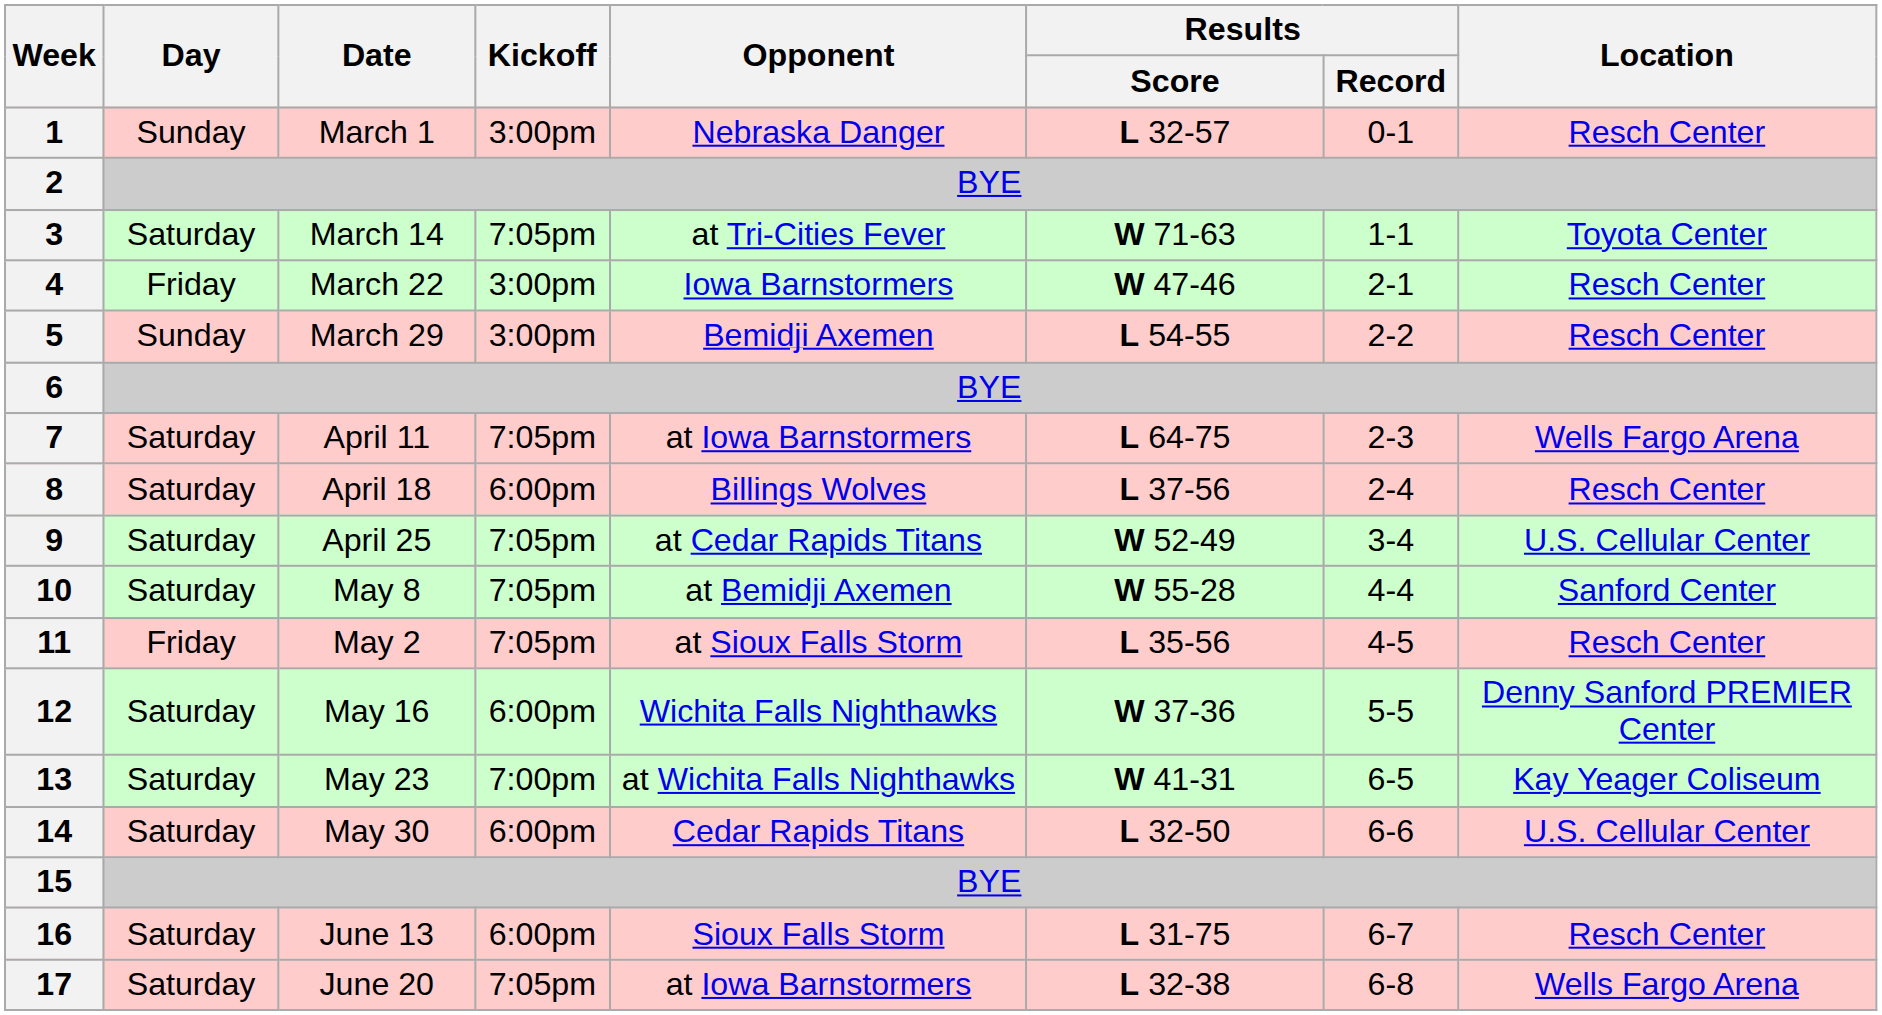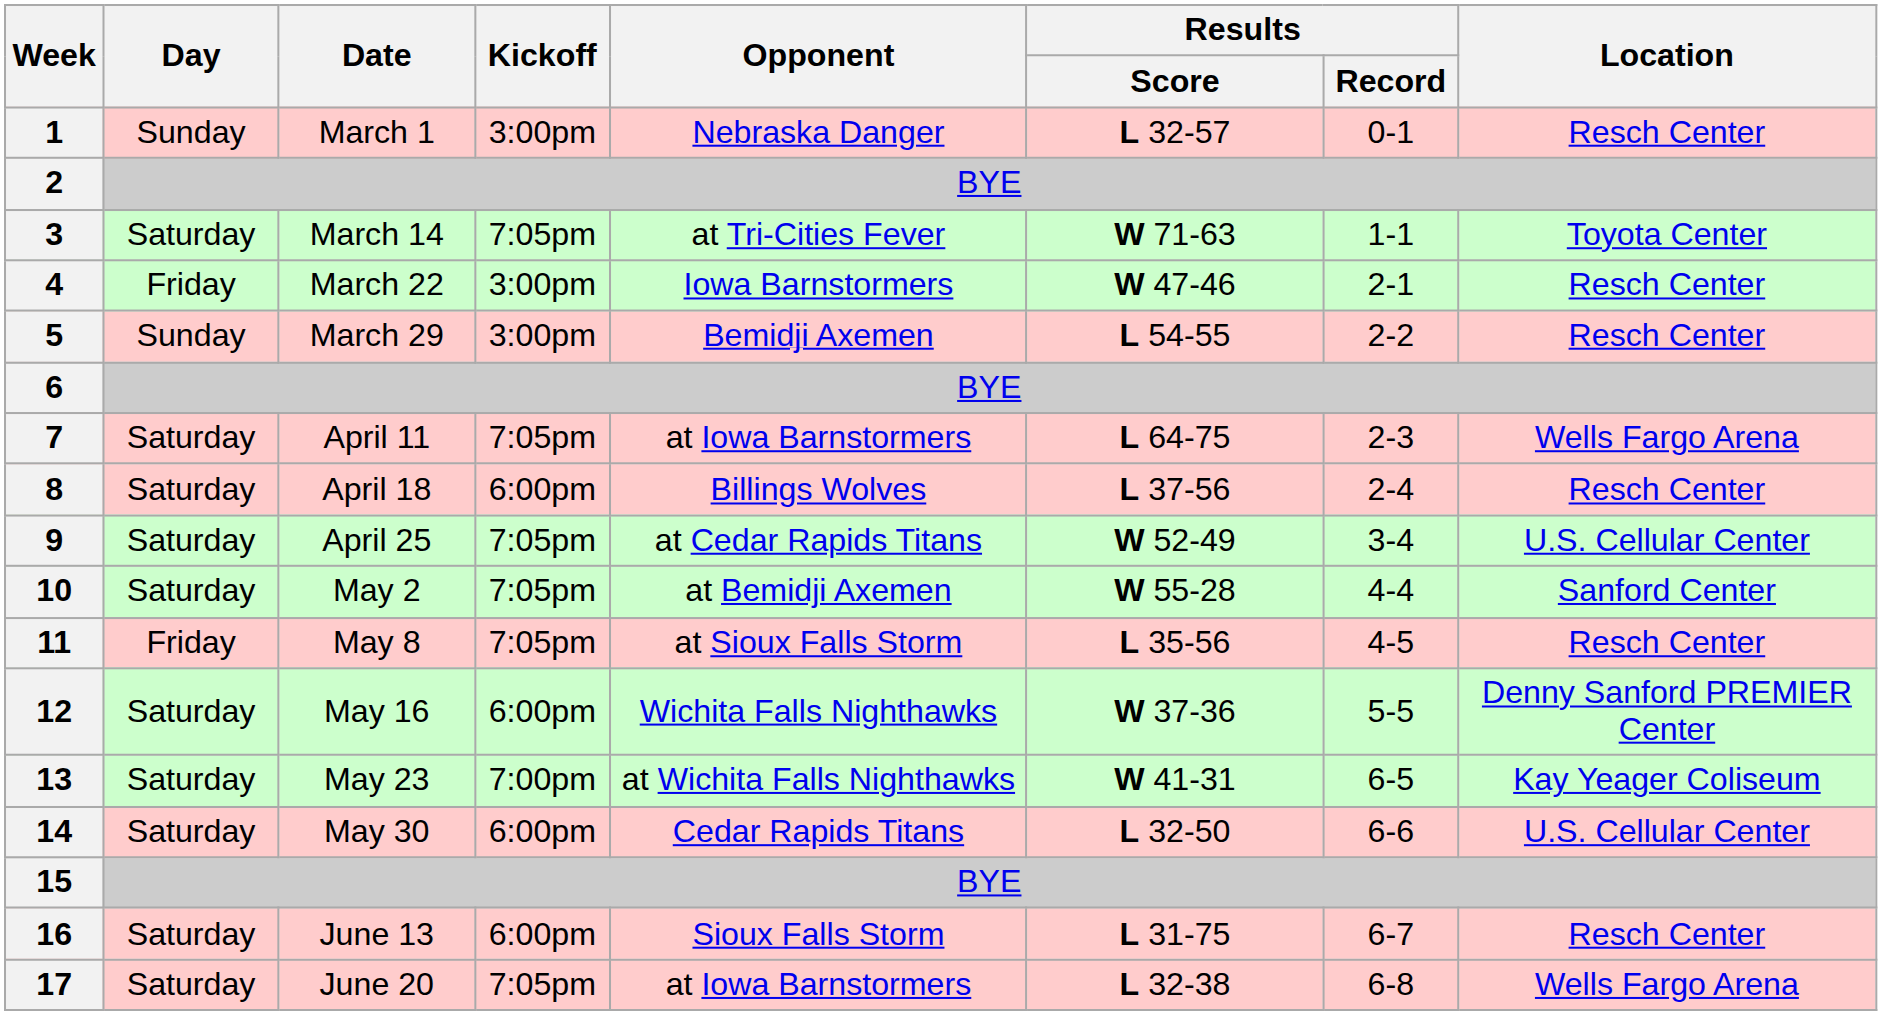(377, 591) May 8 -> (377, 591) May 2
(377, 642) May 2 -> (377, 642) May 8
